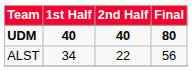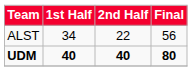rows swapped: (23, 56) <-> (22, 35)
